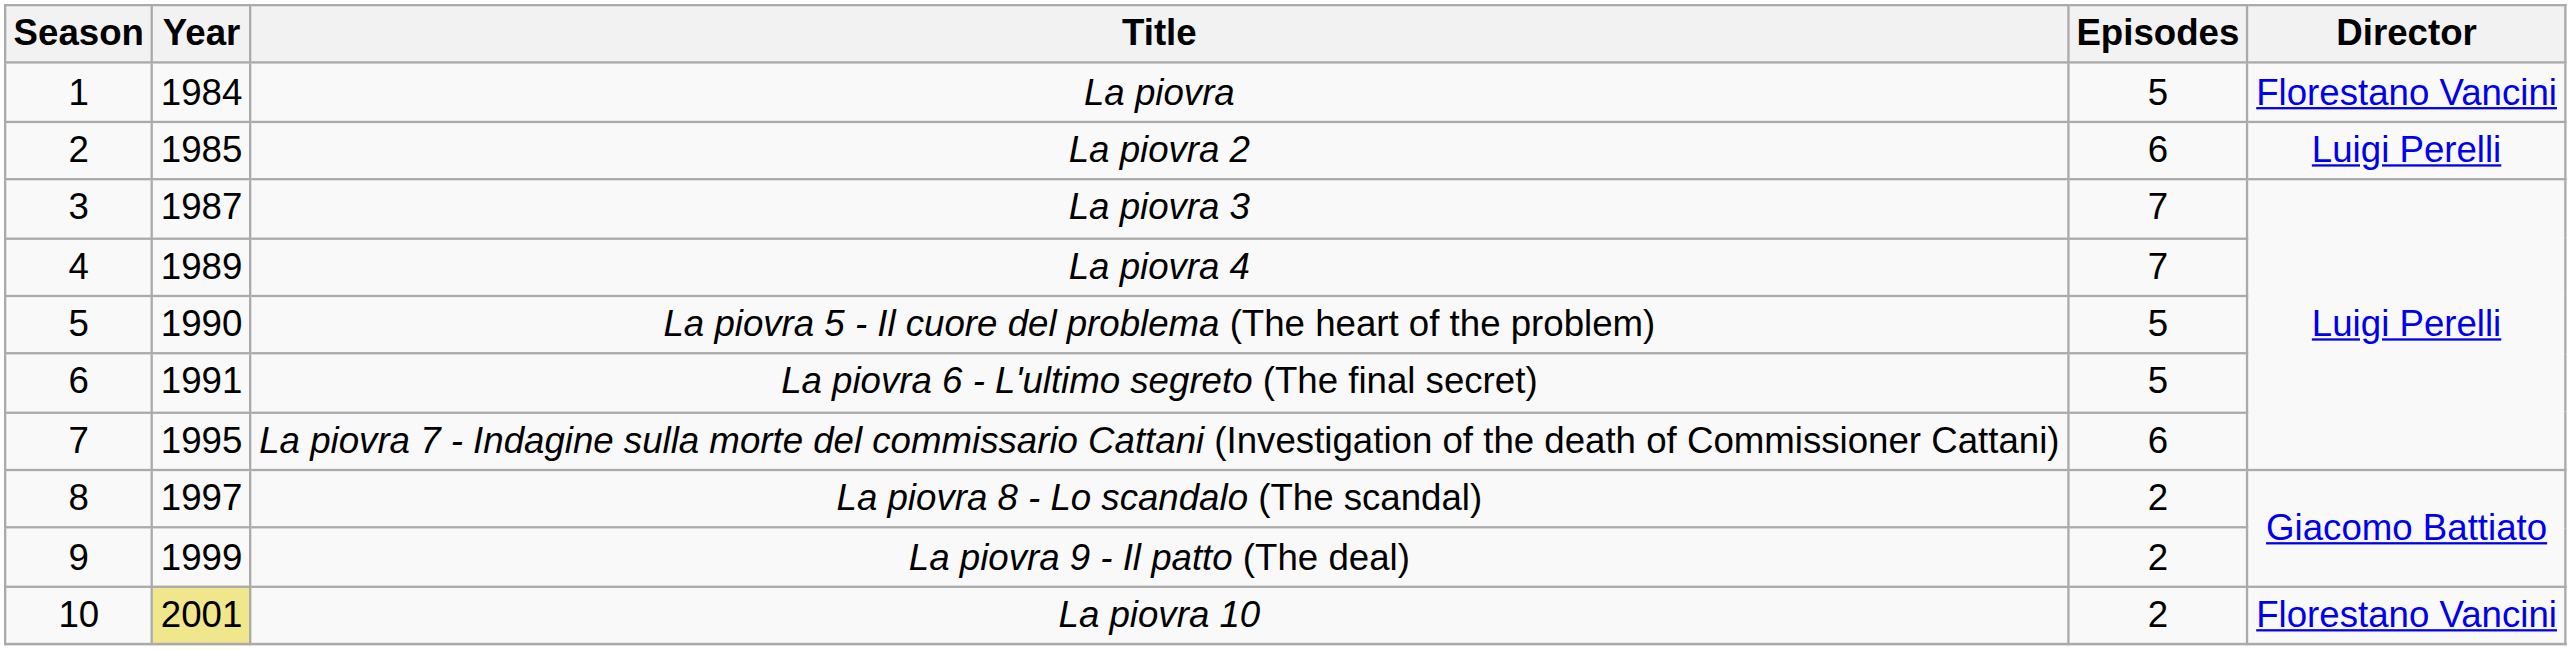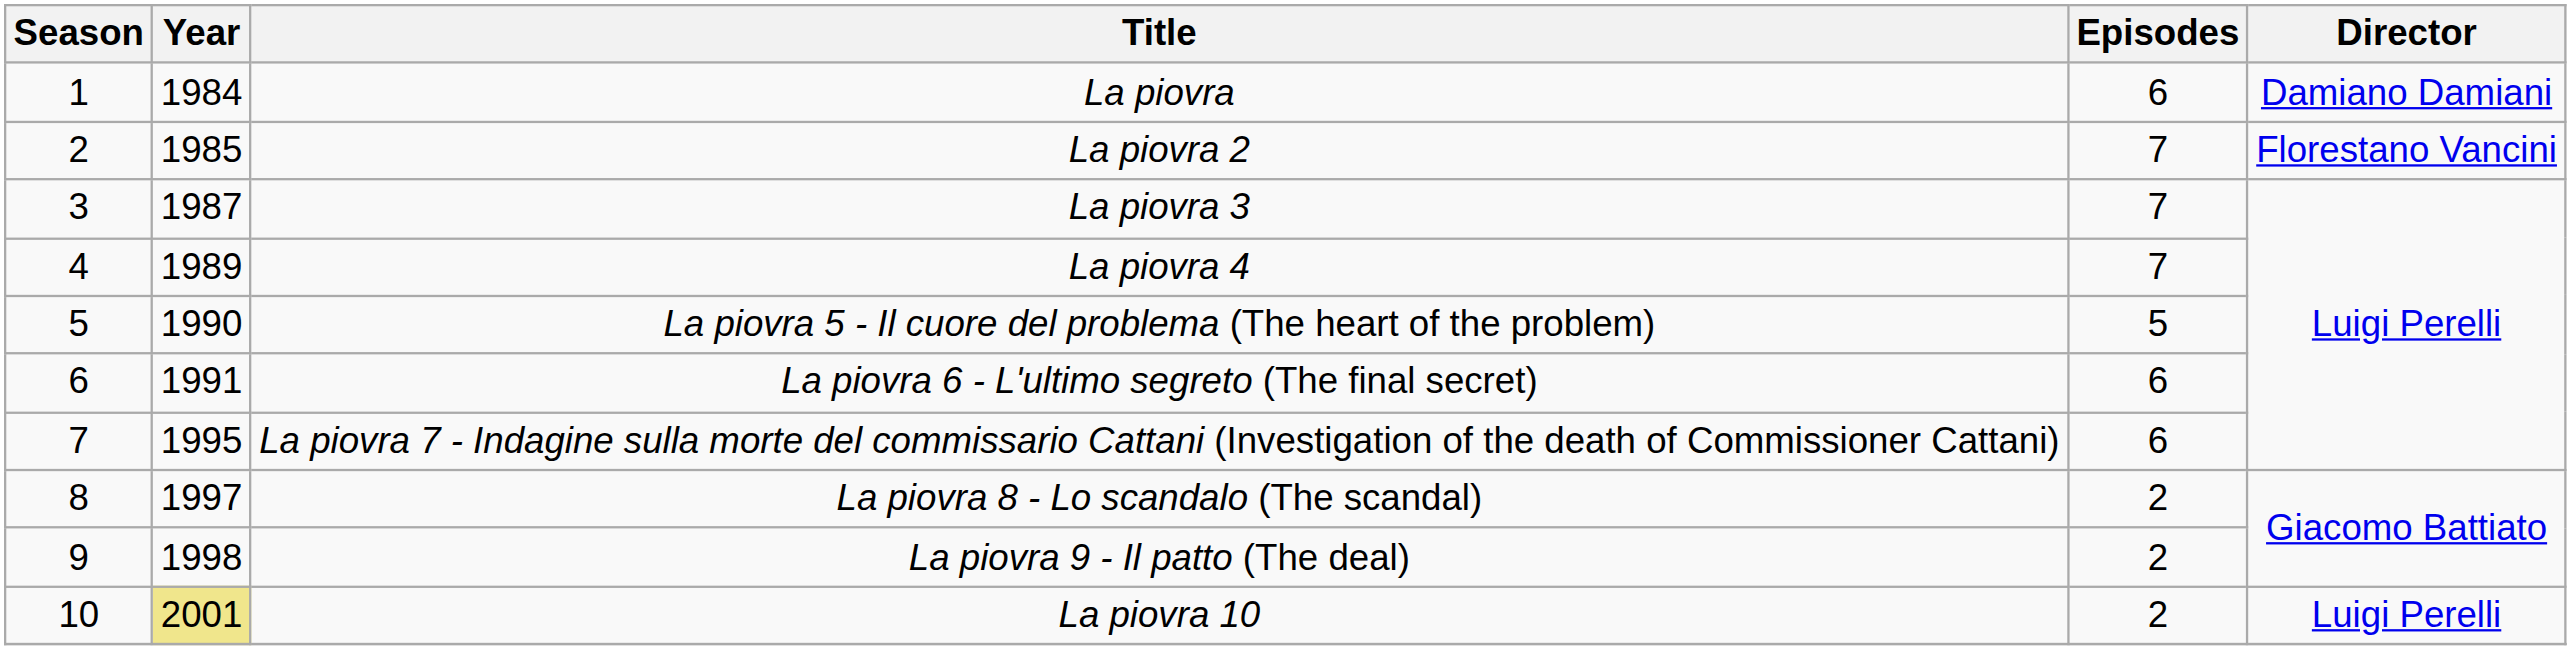(2158, 91) 5 -> (2158, 91) 6
(2407, 91) Florestano Vancini -> (2407, 91) Damiano Damiani
(2158, 149) 6 -> (2158, 149) 7
(2407, 149) Luigi Perelli -> (2407, 149) Florestano Vancini
(2158, 382) 5 -> (2158, 382) 6
(202, 556) 1999 -> (202, 556) 1998
(2407, 614) Florestano Vancini -> (2407, 614) Luigi Perelli
